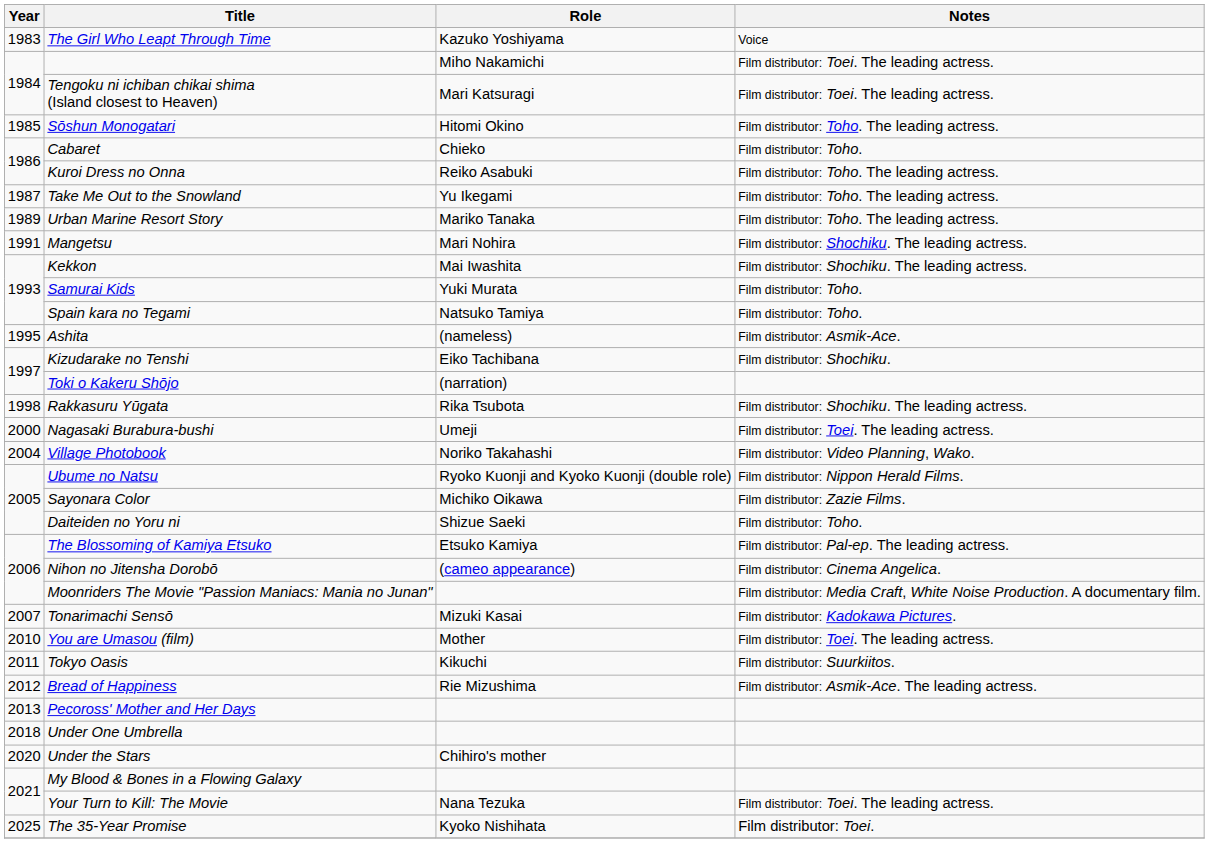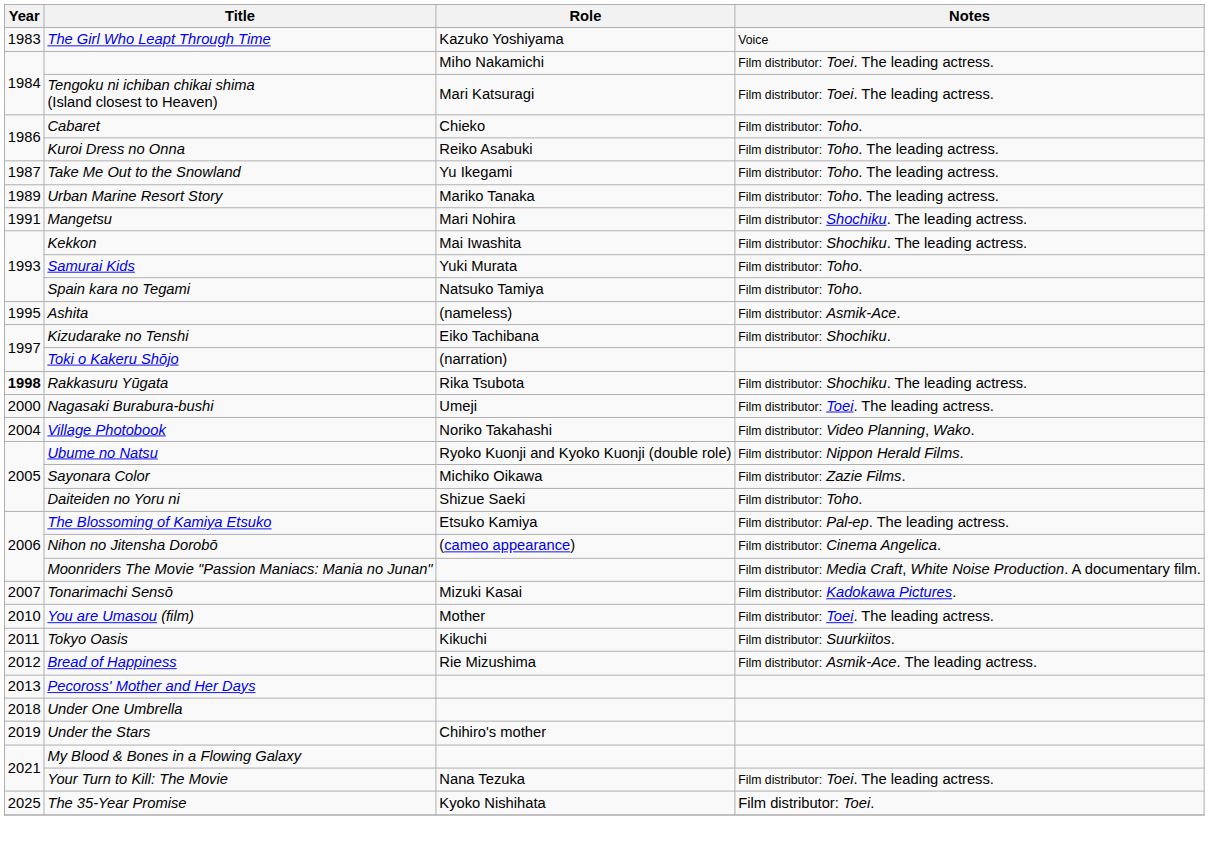- row: (111, 126)
(24, 406) normal -> (24, 382) bold
(24, 756) 2020 -> (24, 733) 2019
